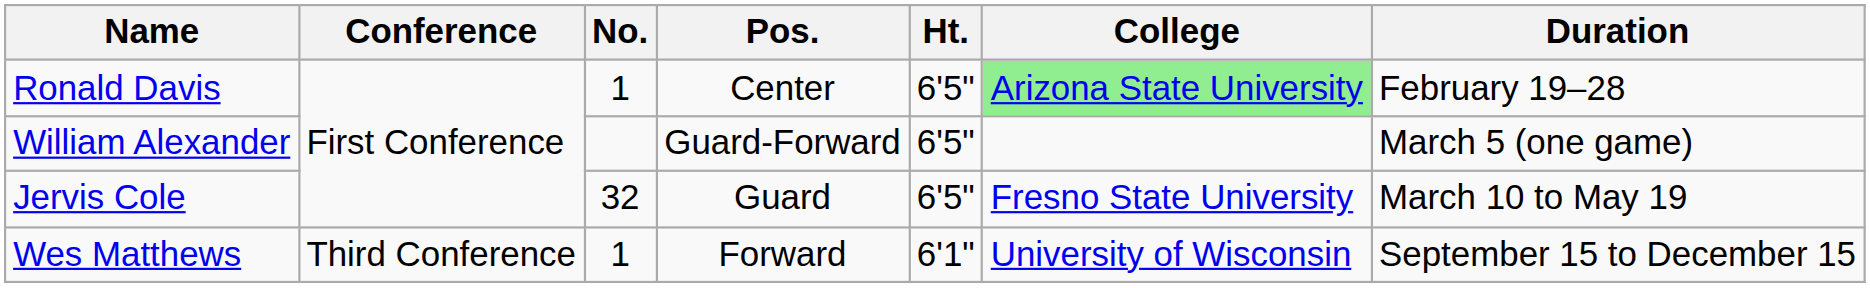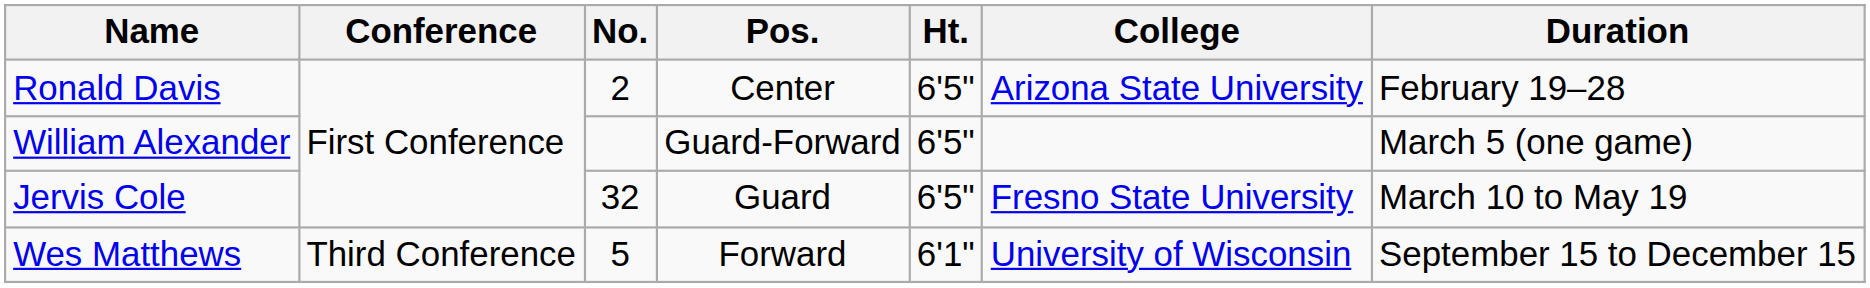(620, 87) 1 -> (620, 87) 2
(1177, 87) lightgreen background -> (1177, 87) no background
(620, 253) 1 -> (620, 253) 5
